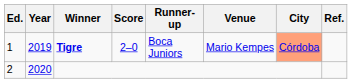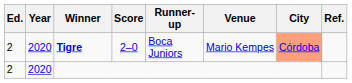(10, 47) 1 -> (10, 47) 2
(40, 47) 2019 -> (40, 47) 2020
